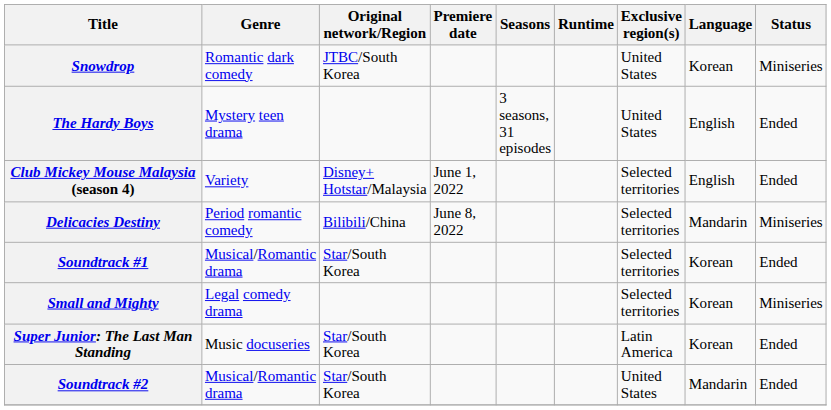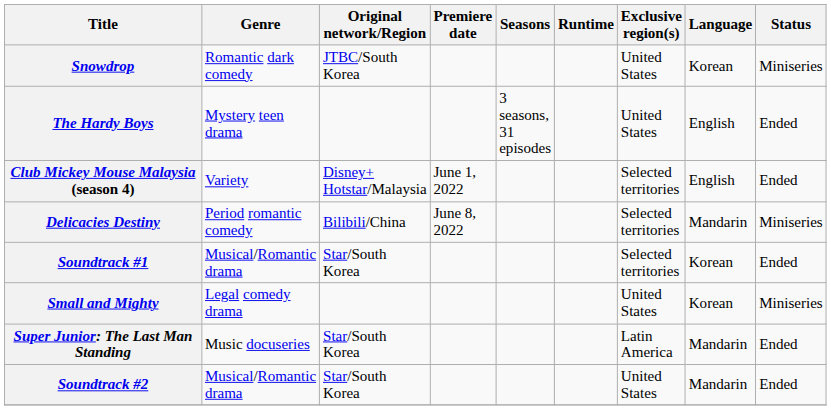(650, 303) Selected territories -> (641, 303) United States
(711, 344) Korean -> (718, 344) Mandarin
